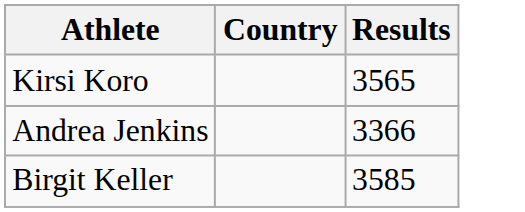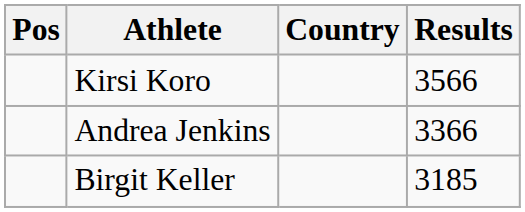+ column: (36, 29)
(384, 79) 3565 -> (446, 79) 3566
(384, 180) 3585 -> (446, 180) 3185
